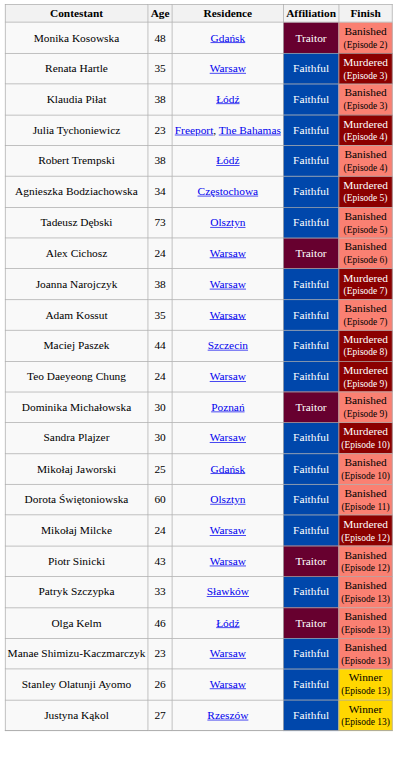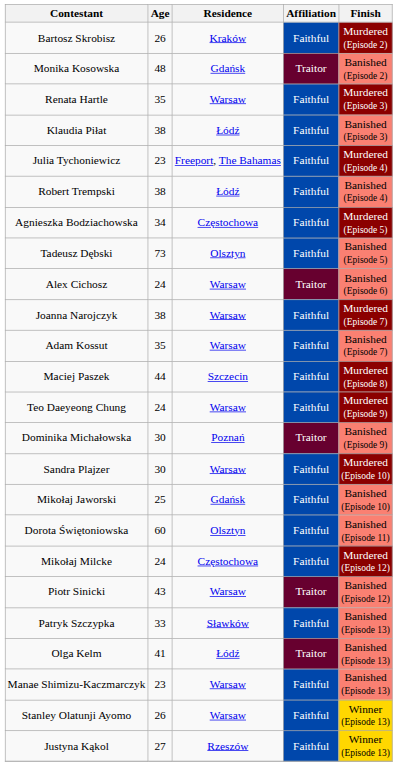+ row: (76, 37)
(228, 530) Warsaw -> (228, 561) Częstochowa
(160, 623) 46 -> (160, 653) 41
